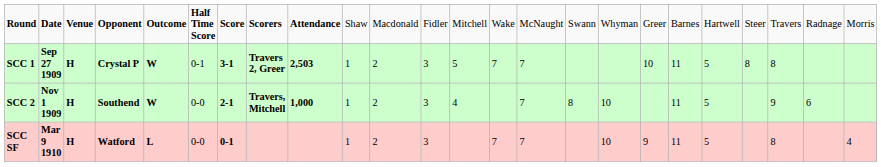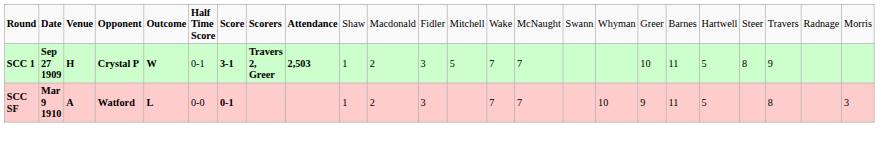(773, 63) 8 -> (770, 63) 9
- row: (21, 102)
(70, 141) H -> (70, 102) A
(849, 141) 4 -> (847, 102) 3
